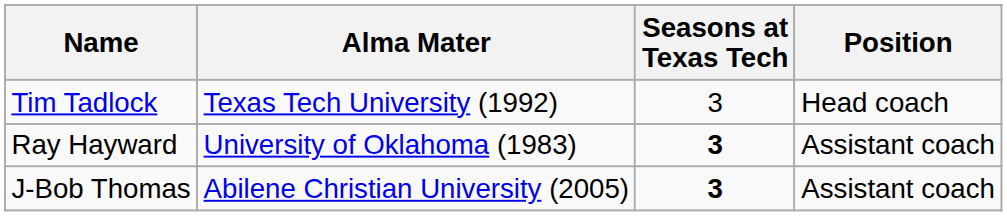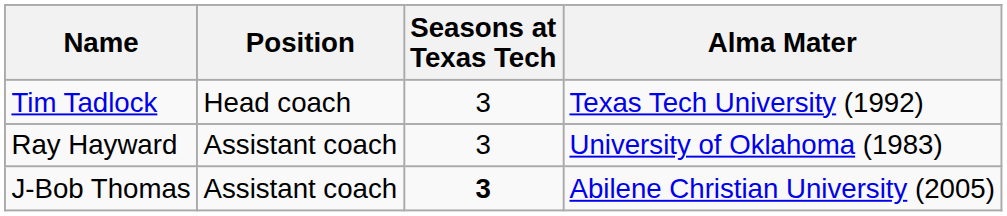columns swapped: (898, 43) <-> (416, 43)
(715, 145) bold -> (483, 145) normal
